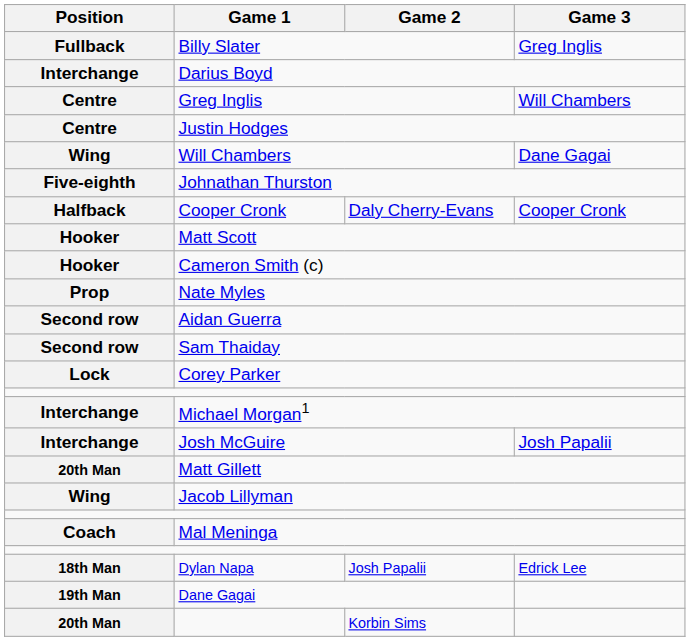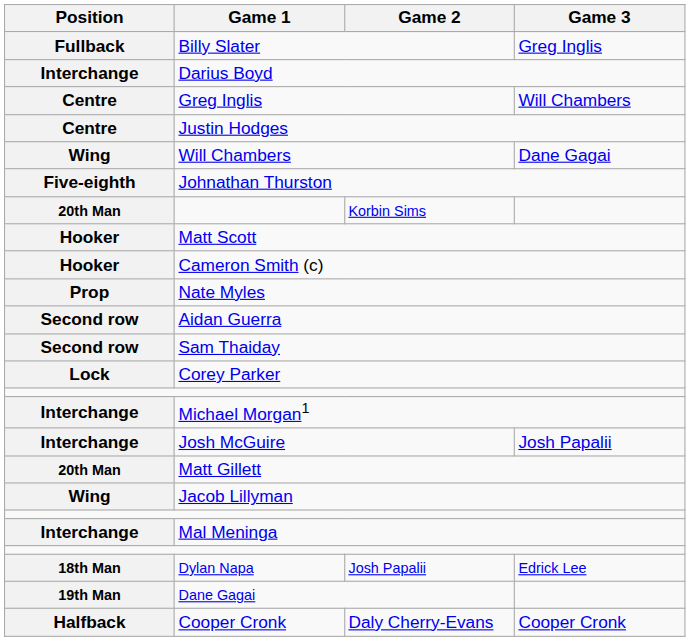rows swapped: (232, 210) <-> (259, 622)
(90, 532) Coach -> (90, 532) Interchange
